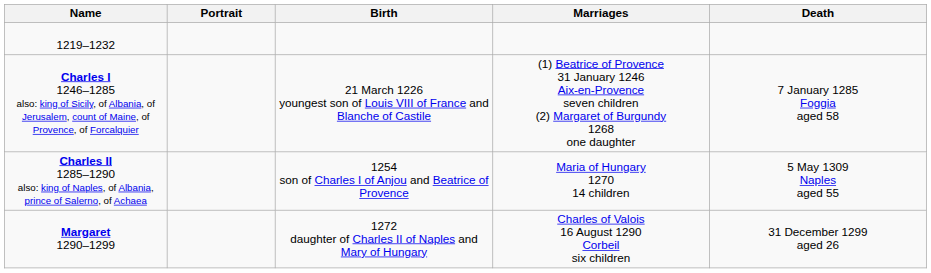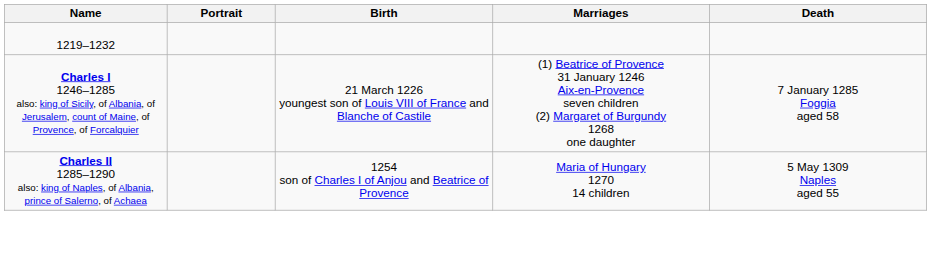- row: (86, 238)
